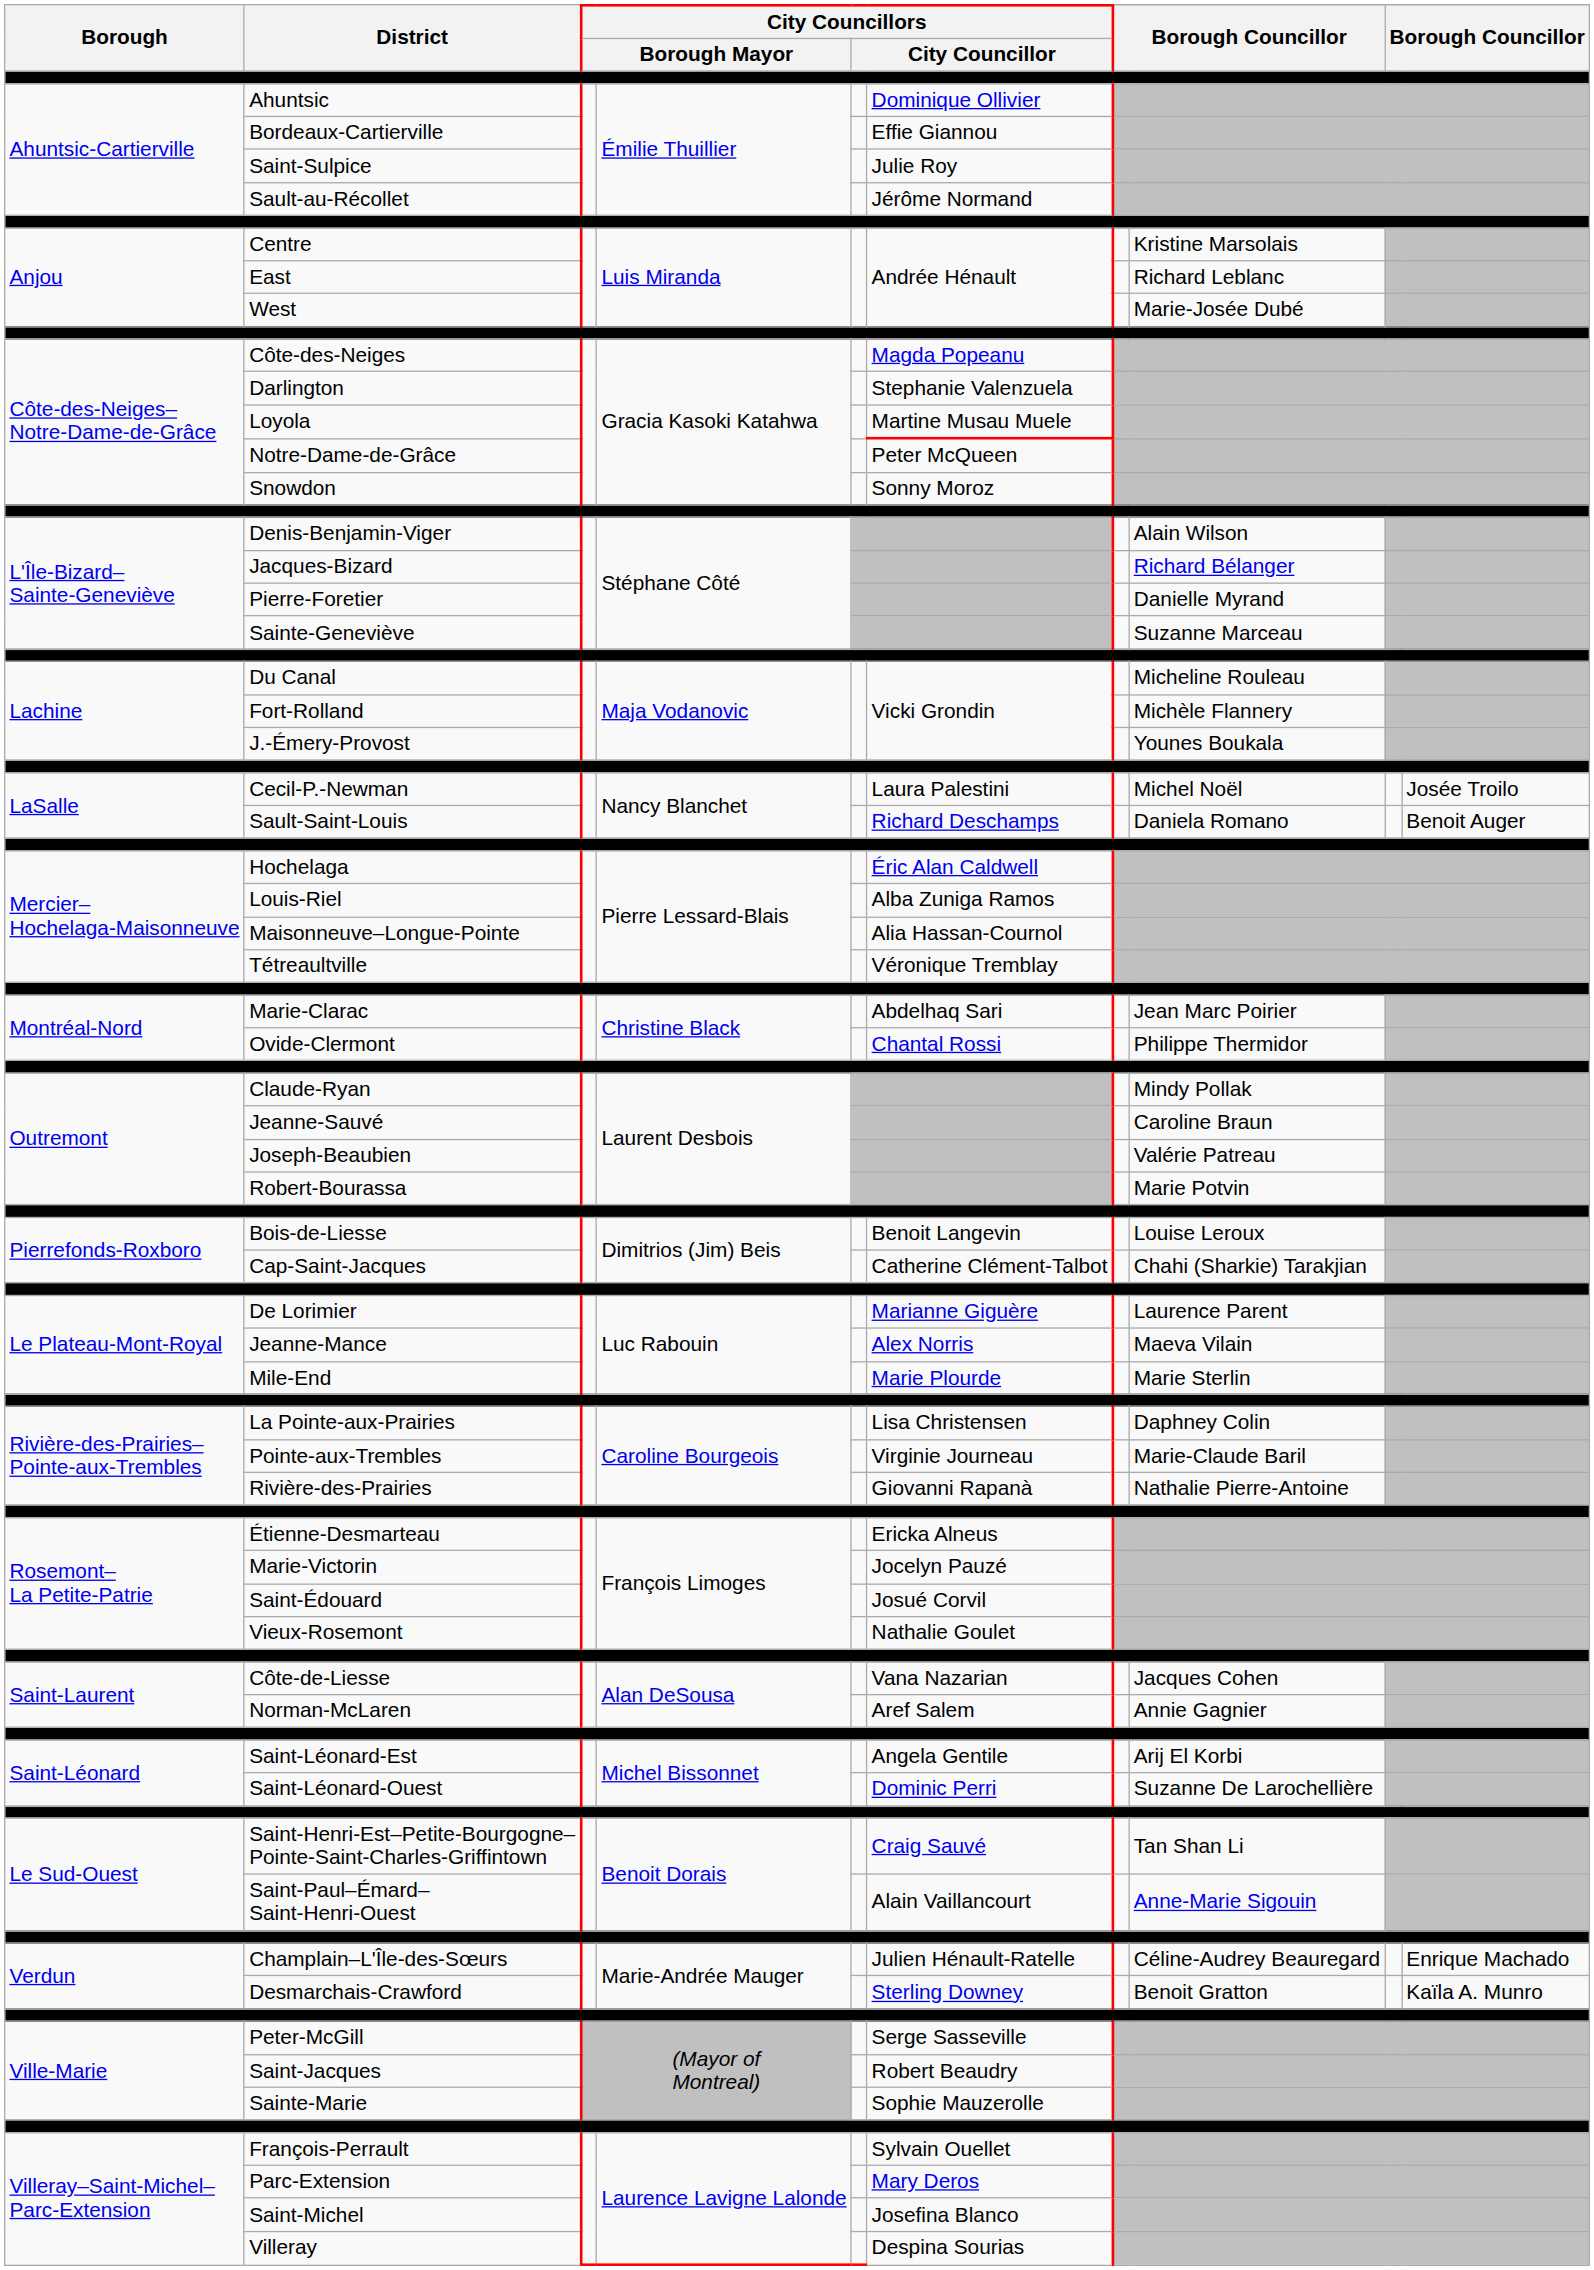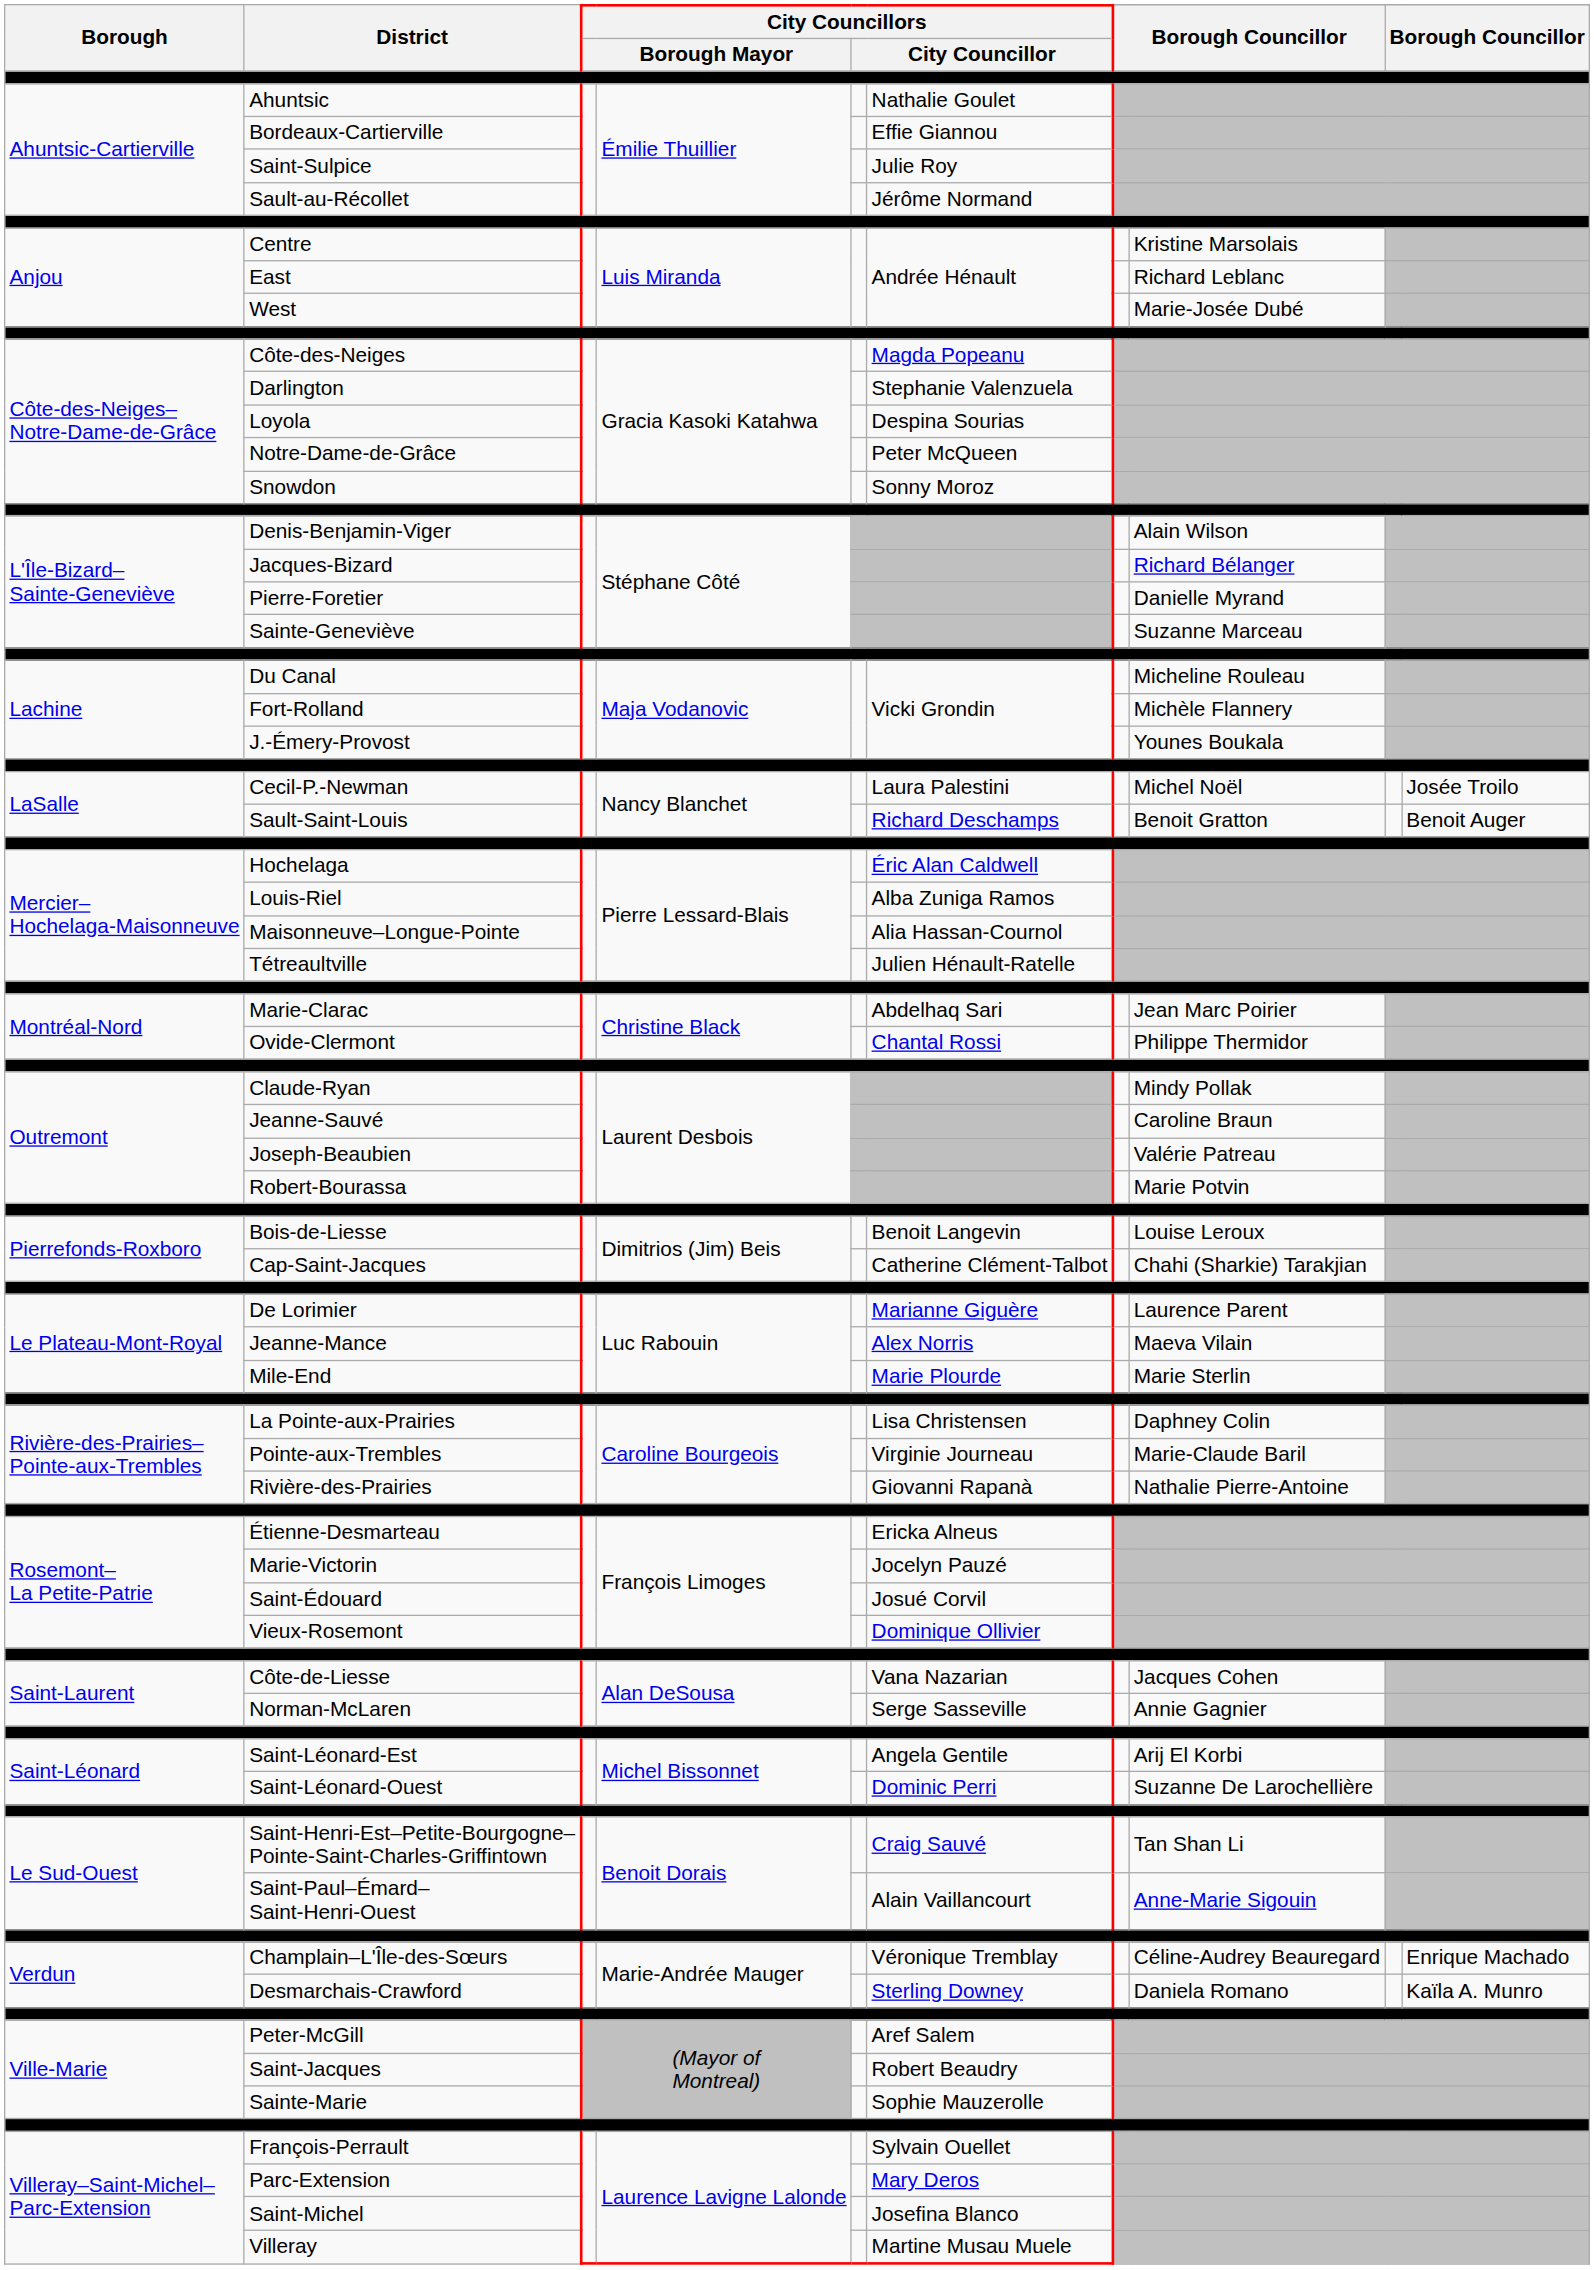(956, 99) Dominique Ollivier -> (943, 99) Nathalie Goulet
(972, 421) Martine Musau Muele -> (948, 421) Despina Sourias
(1211, 821) Daniela Romano -> (1201, 820) Benoit Gratton
(965, 965) Véronique Tremblay -> (973, 964) Julien Hénault-Ratelle
(943, 1632) Nathalie Goulet -> (956, 1631) Dominique Ollivier
(923, 1710) Aref Salem -> (949, 1709) Serge Sasseville
(973, 1959) Julien Hénault-Ratelle -> (965, 1957) Véronique Tremblay
(1201, 1992) Benoit Gratton -> (1211, 1990) Daniela Romano
(949, 2037) Serge Sasseville -> (923, 2036) Aref Salem
(948, 2247) Despina Sourias -> (972, 2246) Martine Musau Muele
